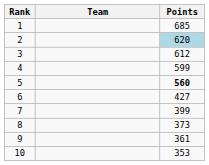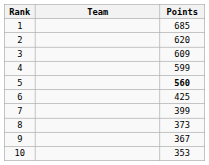(182, 40) lightblue background -> (182, 40) no background
(182, 54) 612 -> (182, 54) 609
(182, 97) 427 -> (182, 97) 425
(182, 139) 361 -> (182, 139) 367
